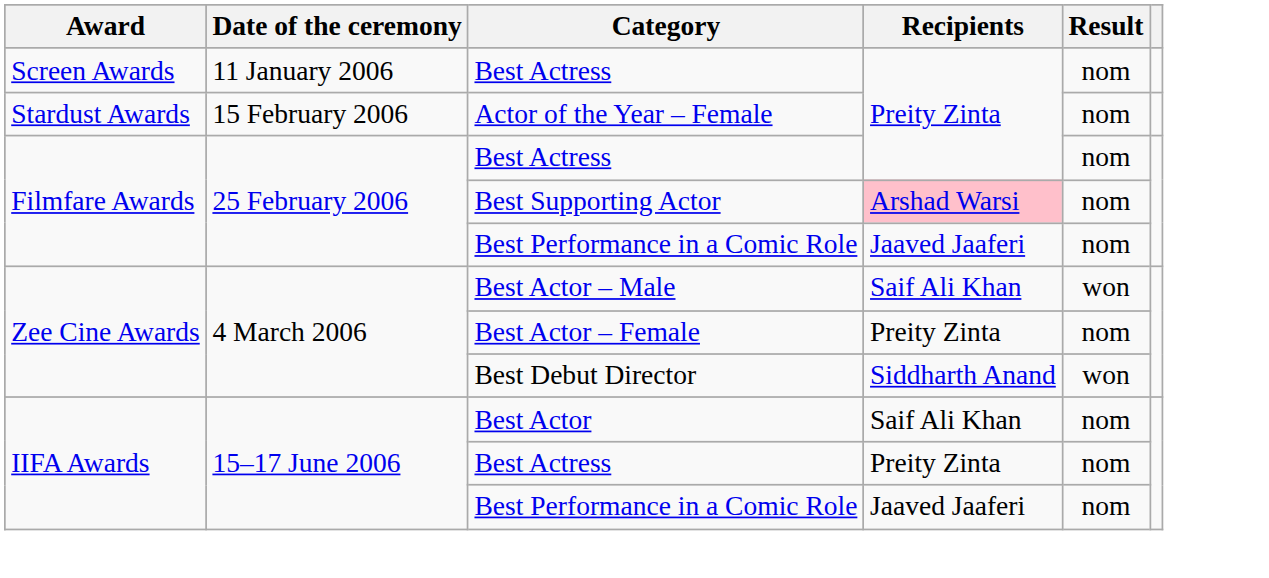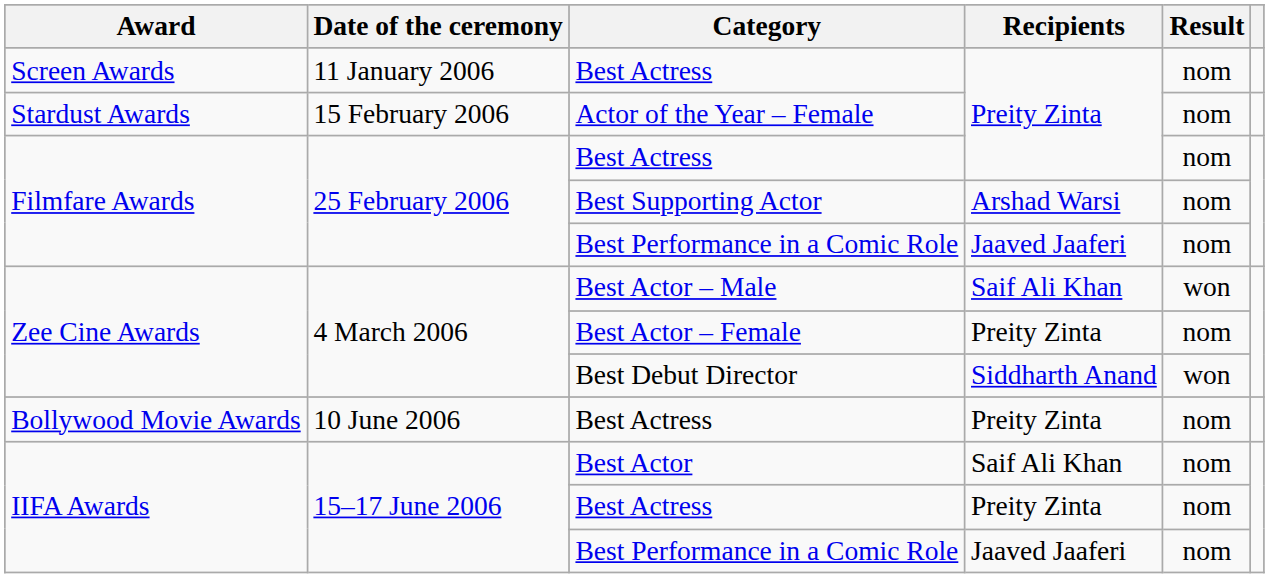(945, 200) pink background -> (1046, 200) no background
+ row: (156, 419)
